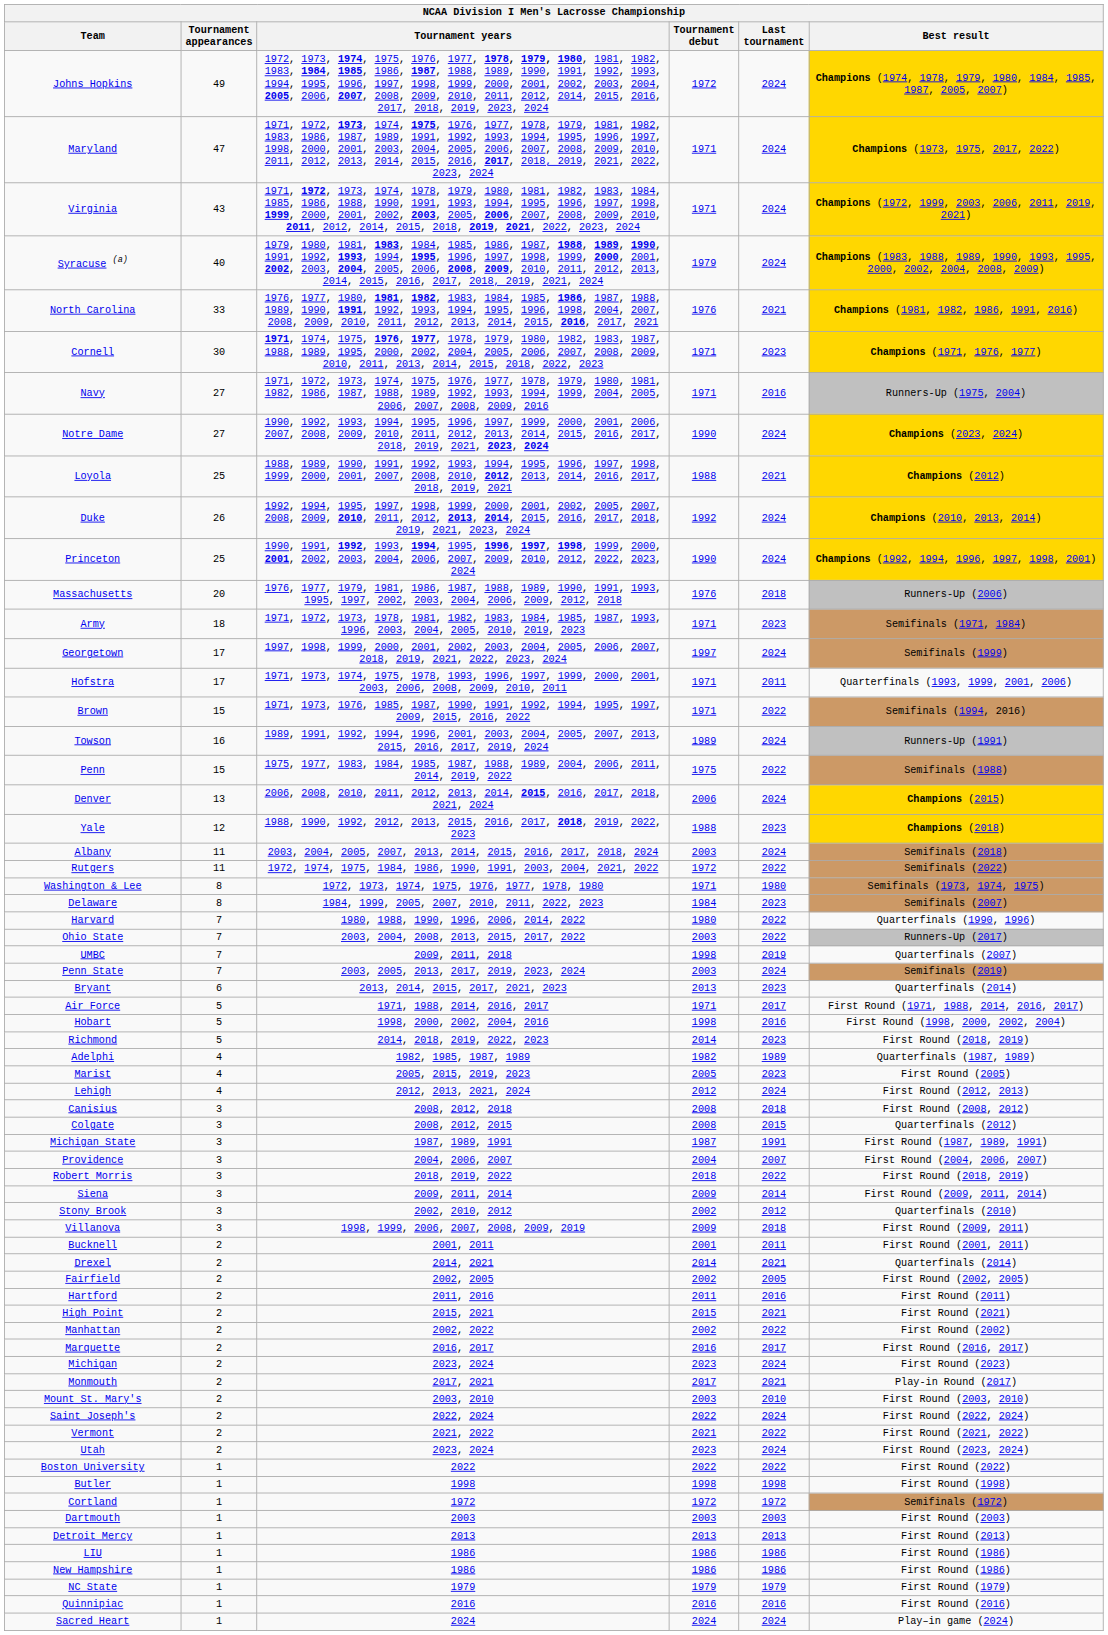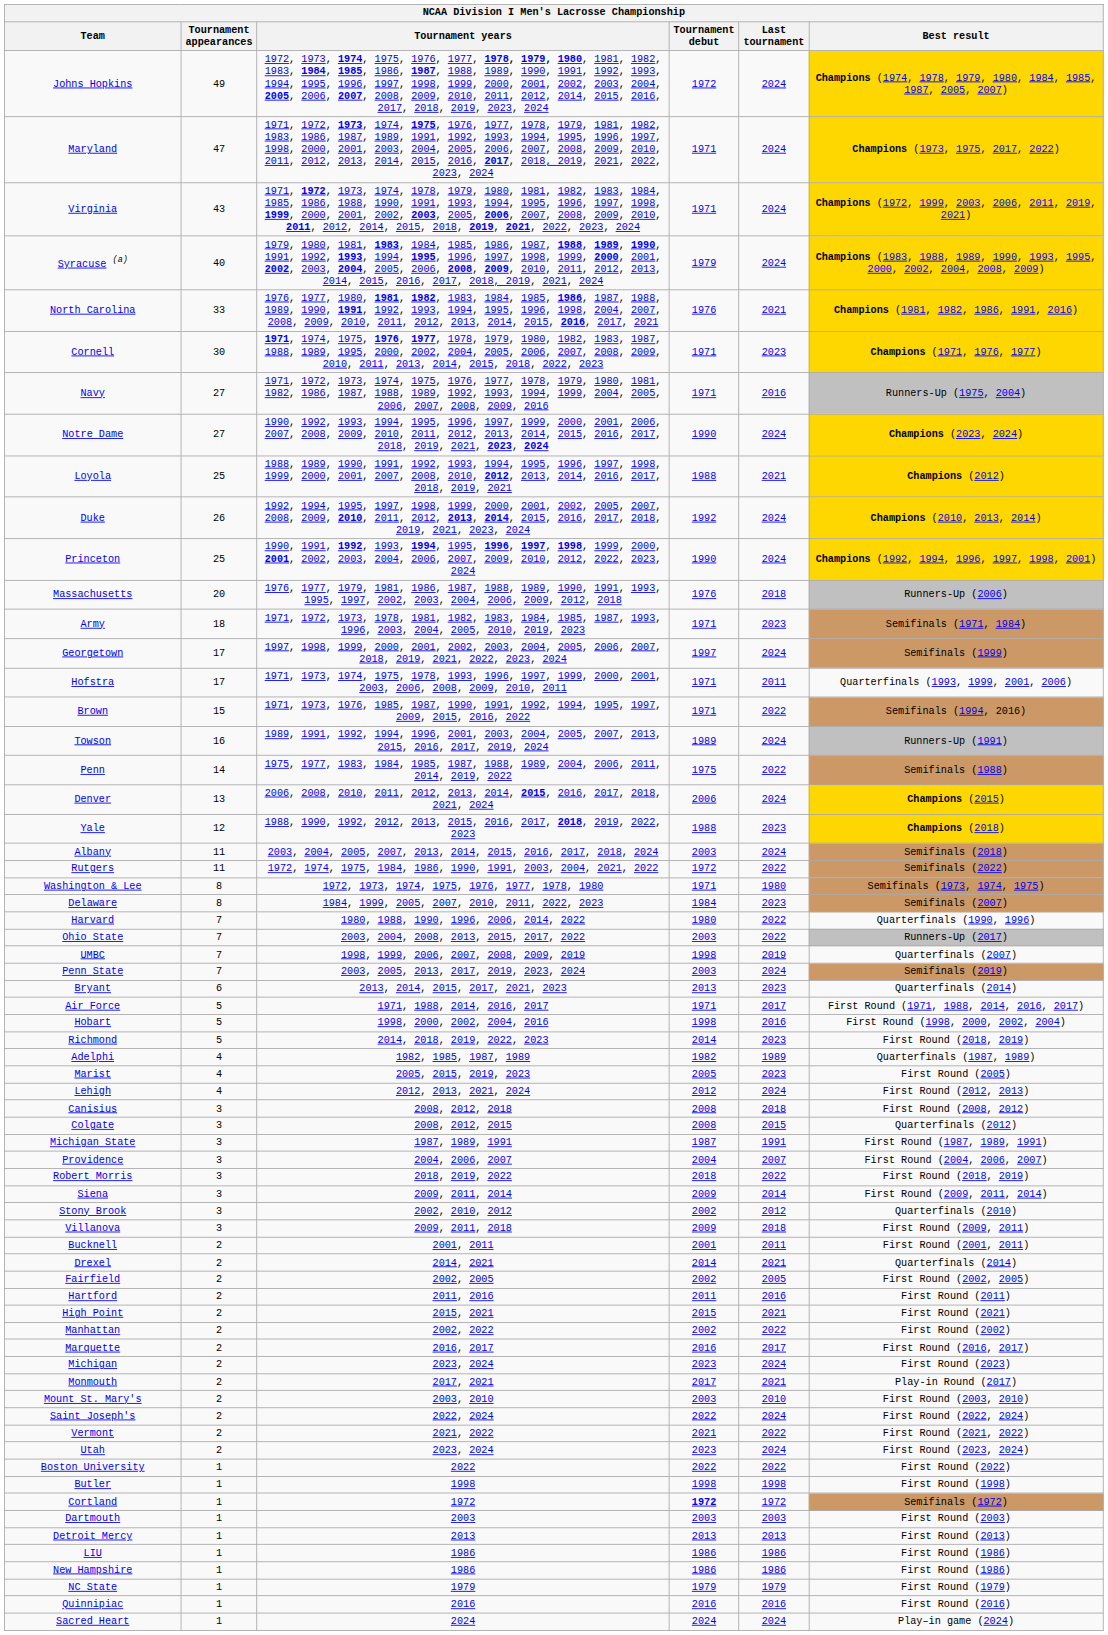(219, 770) 15 -> (219, 770) 14
(463, 954) 2009, 2011, 2018 -> (463, 954) 1998, 1999, 2006, 2007, 2008, 2009, 2019
(463, 1228) 1998, 1999, 2006, 2007, 2008, 2009, 2019 -> (463, 1228) 2009, 2011, 2018
(704, 1502) normal -> (704, 1502) bold
